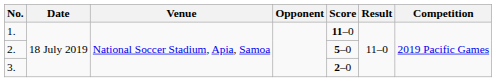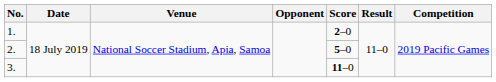(343, 31) 11–0 -> (343, 31) 2–0
(343, 67) 2–0 -> (343, 67) 11–0
